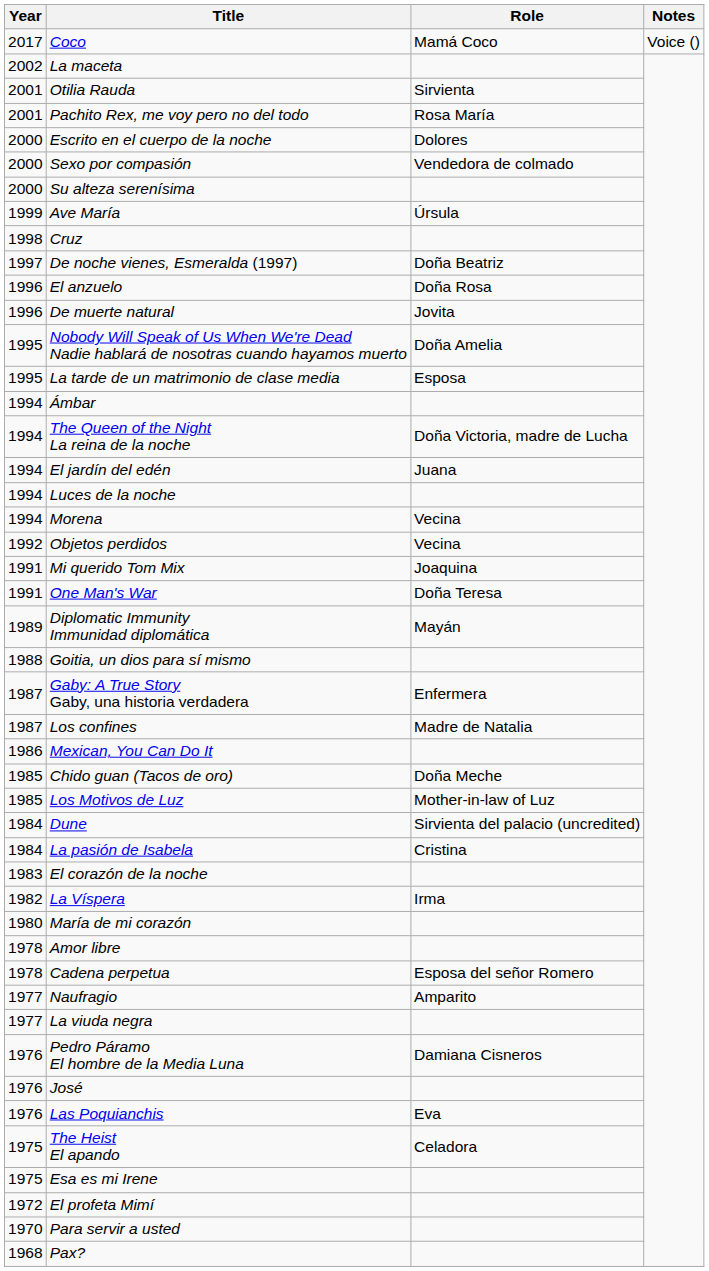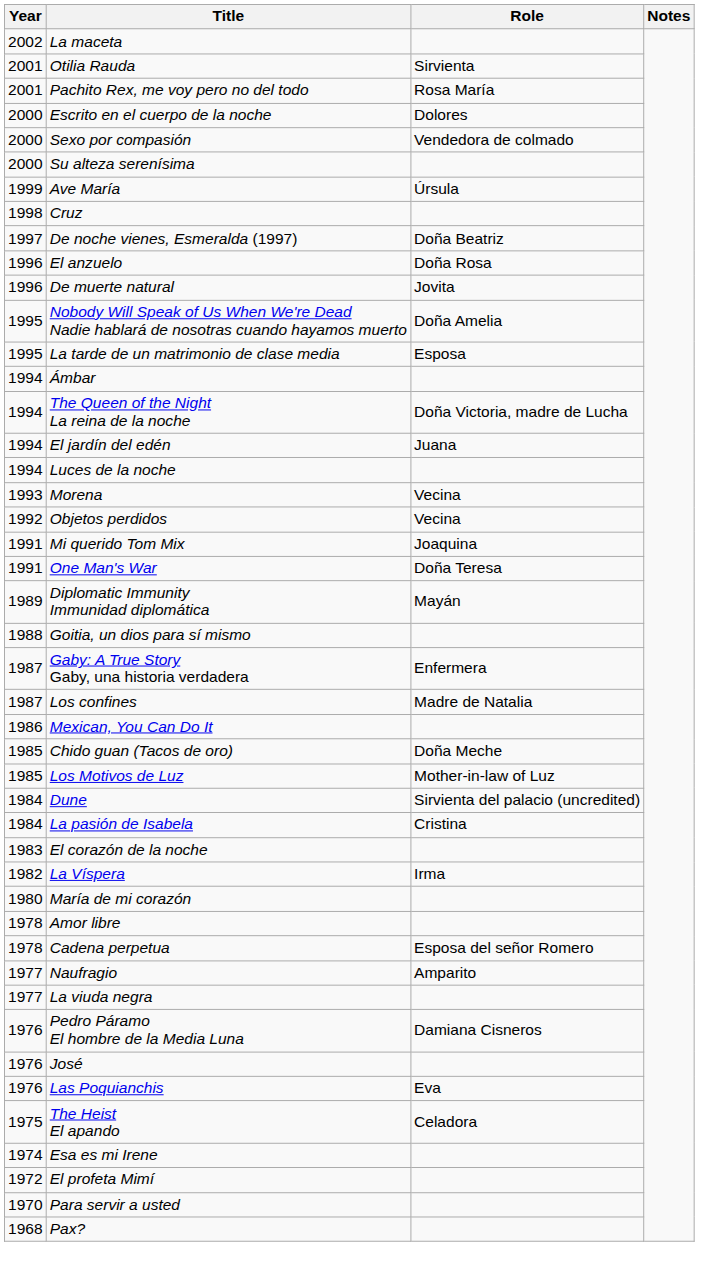- row: (68, 41)
(25, 519) 1994 -> (25, 494) 1993
(25, 1179) 1975 -> (25, 1155) 1974
